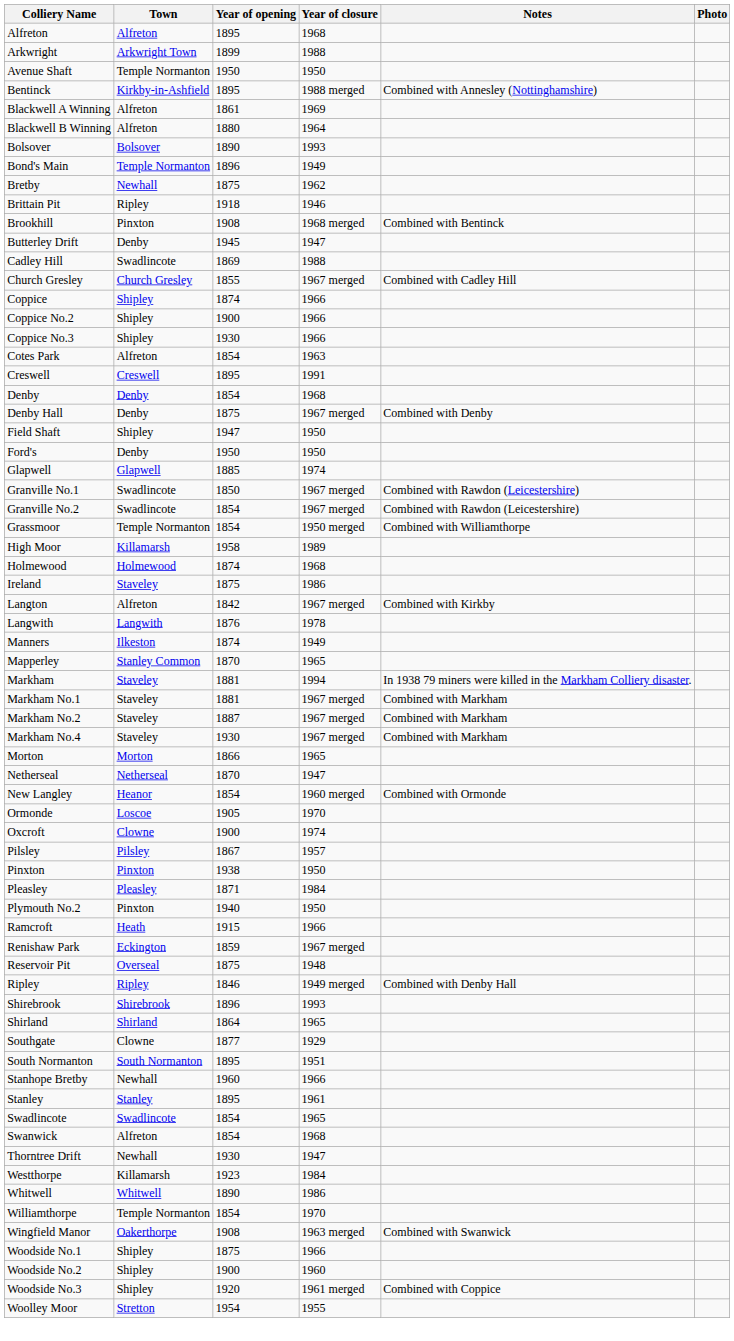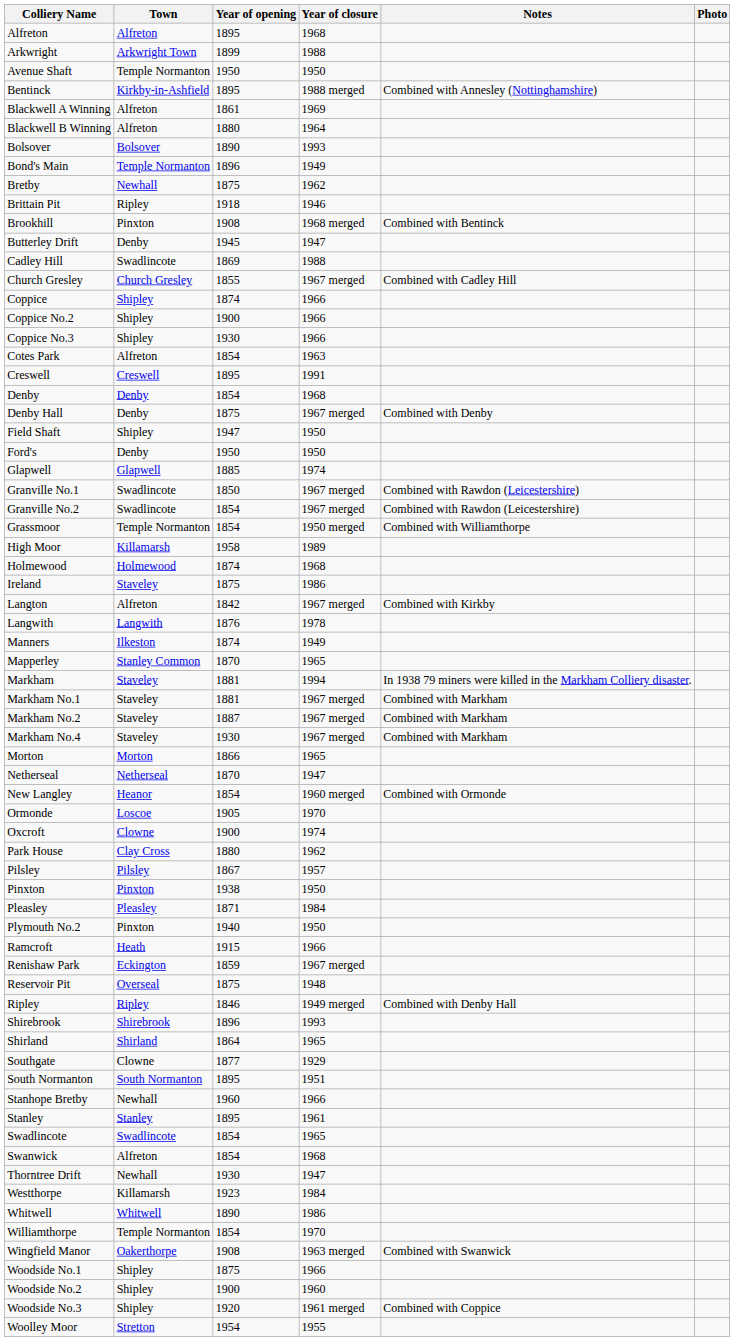+ row: (35, 851)
